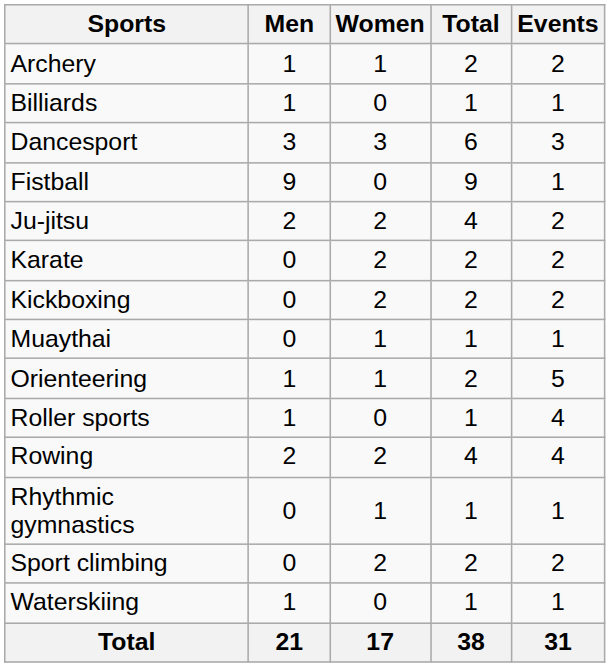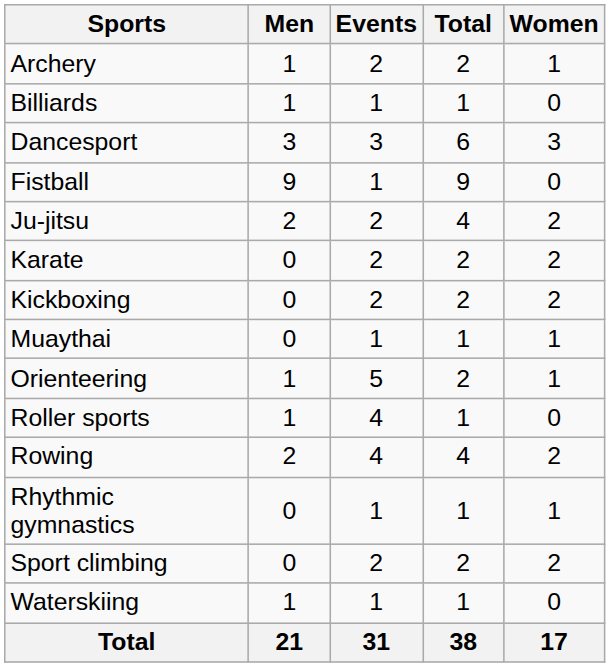columns swapped: (380, 24) <-> (558, 24)
